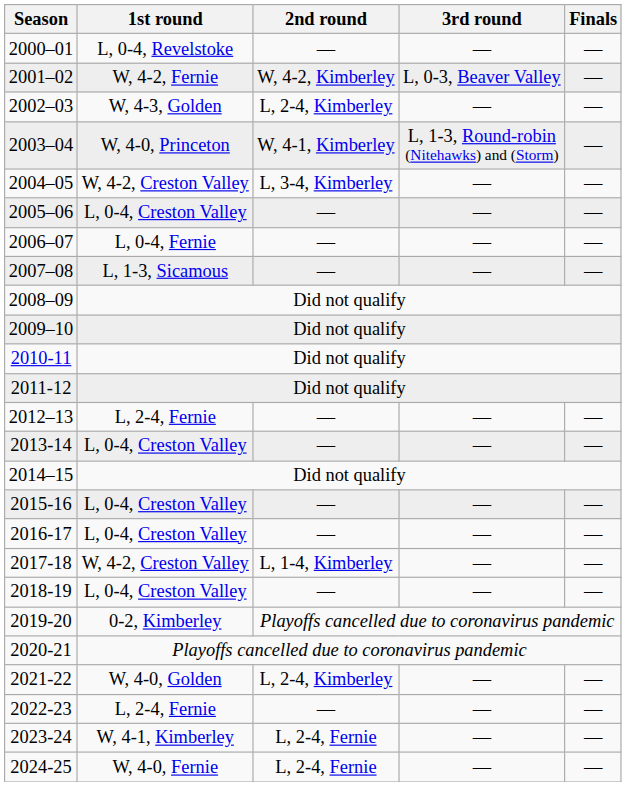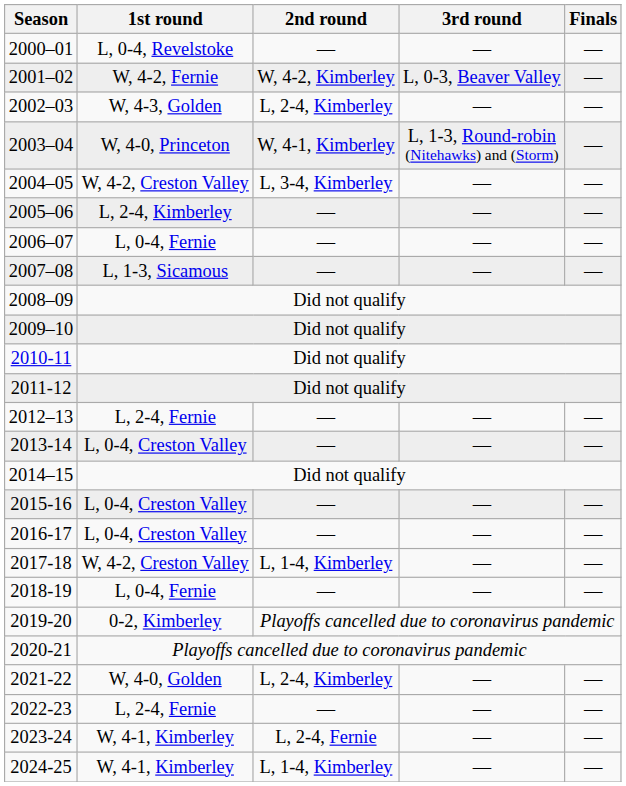(165, 212) L, 0-4, Creston Valley -> (165, 212) L, 2-4, Kimberley
(165, 591) L, 0-4, Creston Valley -> (165, 591) L, 0-4, Fernie
(165, 767) W, 4-0, Fernie -> (165, 767) W, 4-1, Kimberley
(326, 767) L, 2-4, Fernie -> (326, 767) L, 1-4, Kimberley
